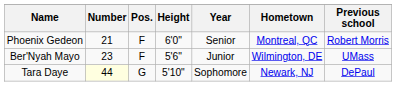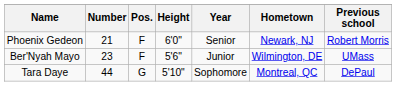(287, 40) Montreal, QC -> (287, 40) Newark, NJ
(107, 72) lightyellow background -> (107, 72) no background
(287, 72) Newark, NJ -> (287, 72) Montreal, QC
